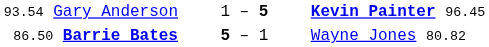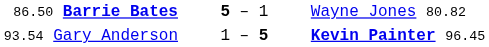rows swapped: (91, 12) <-> (96, 35)
